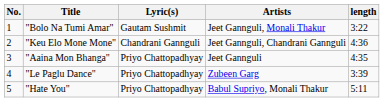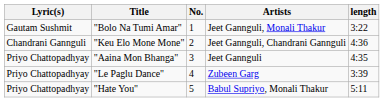columns swapped: (14, 12) <-> (162, 12)
